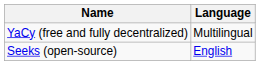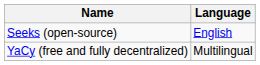rows swapped: (62, 51) <-> (97, 32)
